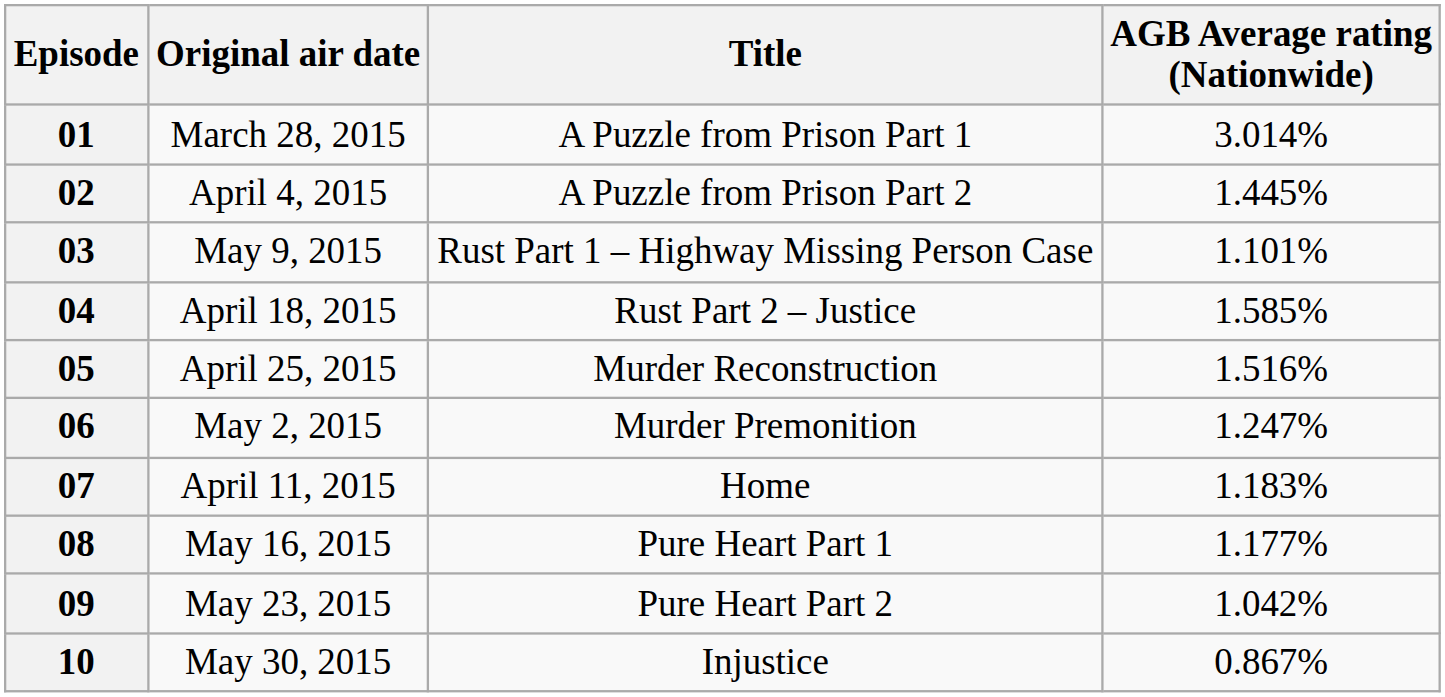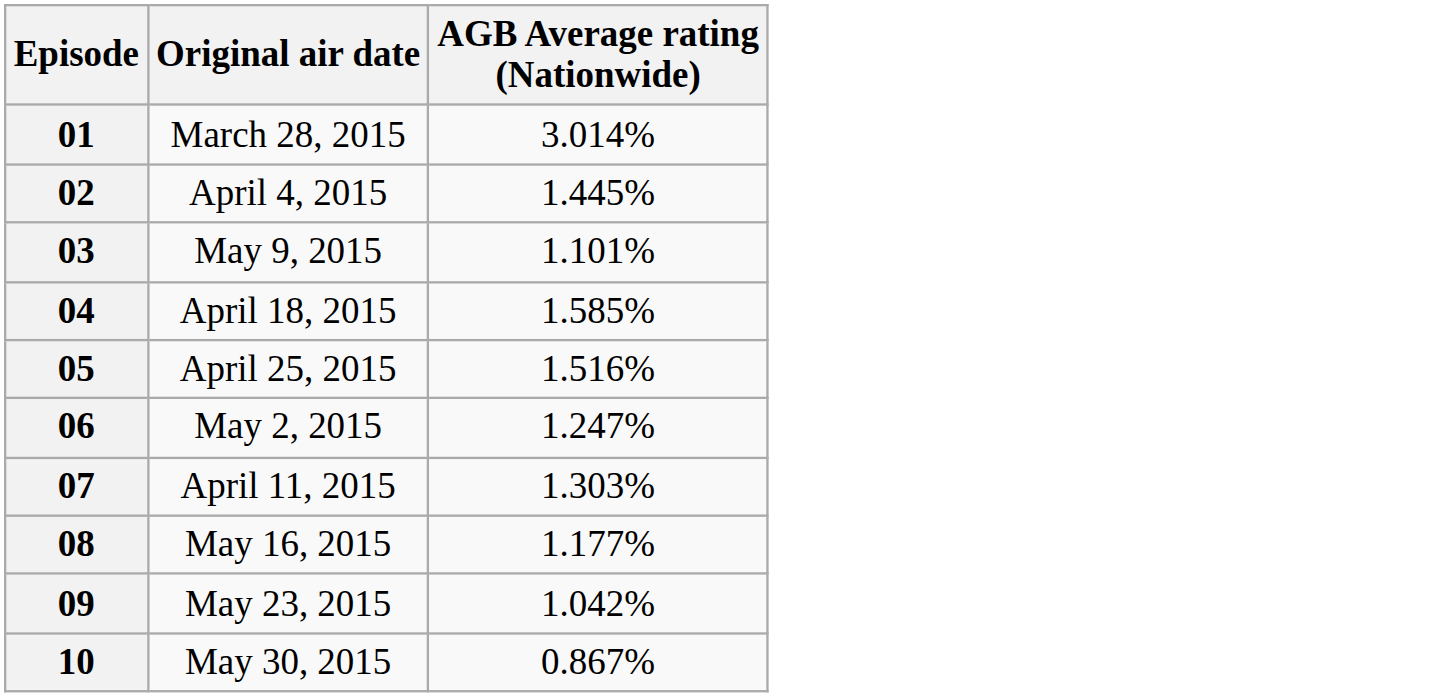- column: (765, 54)
(1271, 485) 1.183% -> (598, 485) 1.303%
